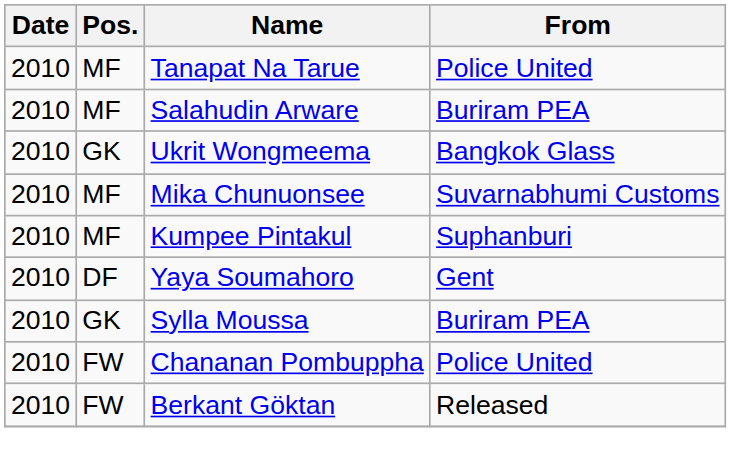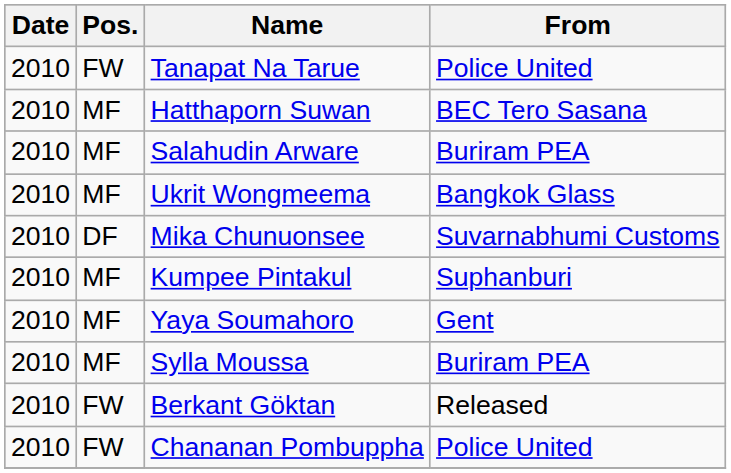(101, 67) MF -> (103, 67) FW
+ row: (261, 109)
(101, 151) GK -> (101, 194) MF
(101, 194) MF -> (100, 236) DF
(100, 278) DF -> (101, 320) MF
(101, 320) GK -> (101, 362) MF
rows swapped: (243, 404) <-> (287, 362)
